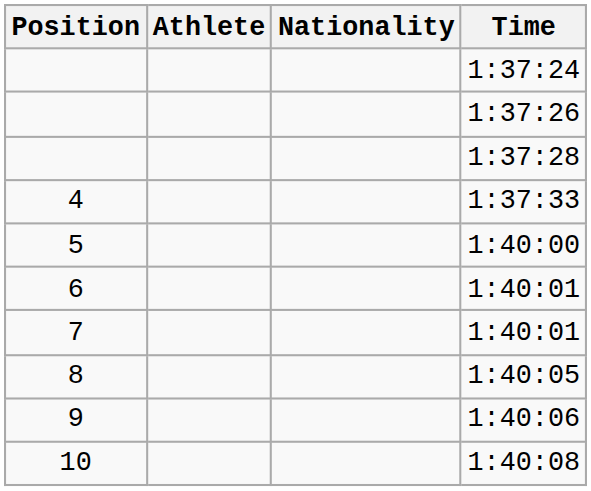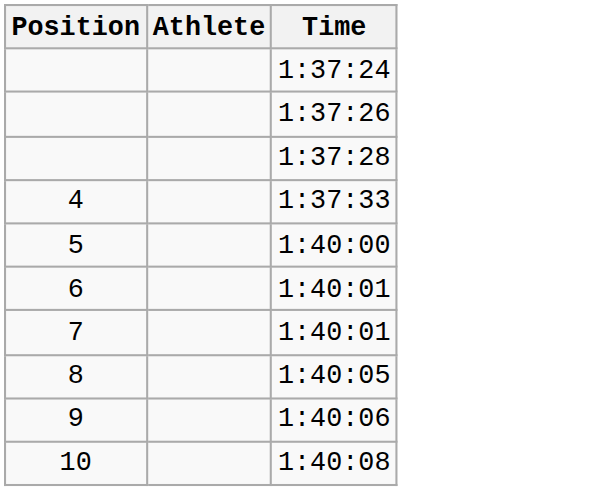- column: (366, 27)
